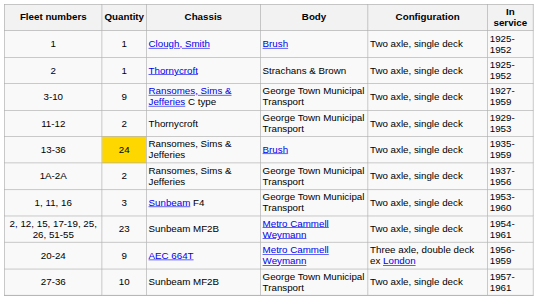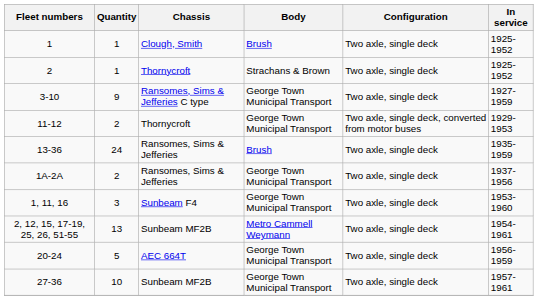(416, 123) Two axle, single deck -> (416, 123) Two axle, single deck, converted from motor buses
(124, 150) gold background -> (117, 150) no background
(124, 229) 23 -> (117, 229) 13
(124, 255) 9 -> (117, 255) 5
(296, 255) Metro Cammell Weymann -> (289, 255) George Town Municipal Transport
(422, 255) Three axle, double deck ex London -> (392, 255) Two axle, single deck
